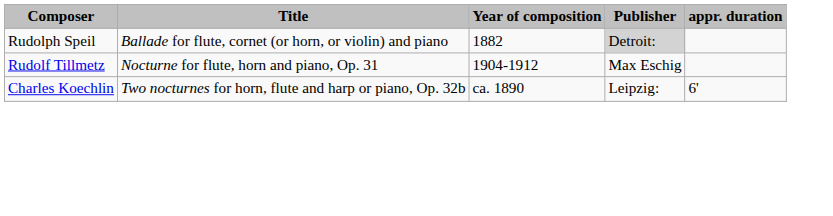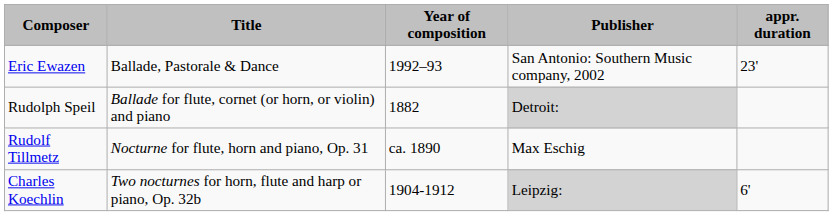+ row: (47, 66)
(505, 64) 1904-1912 -> (415, 148) ca. 1890
(498, 88) ca. 1890 -> (422, 189) 1904-1912
(634, 88) no background -> (537, 189) lightgrey background
